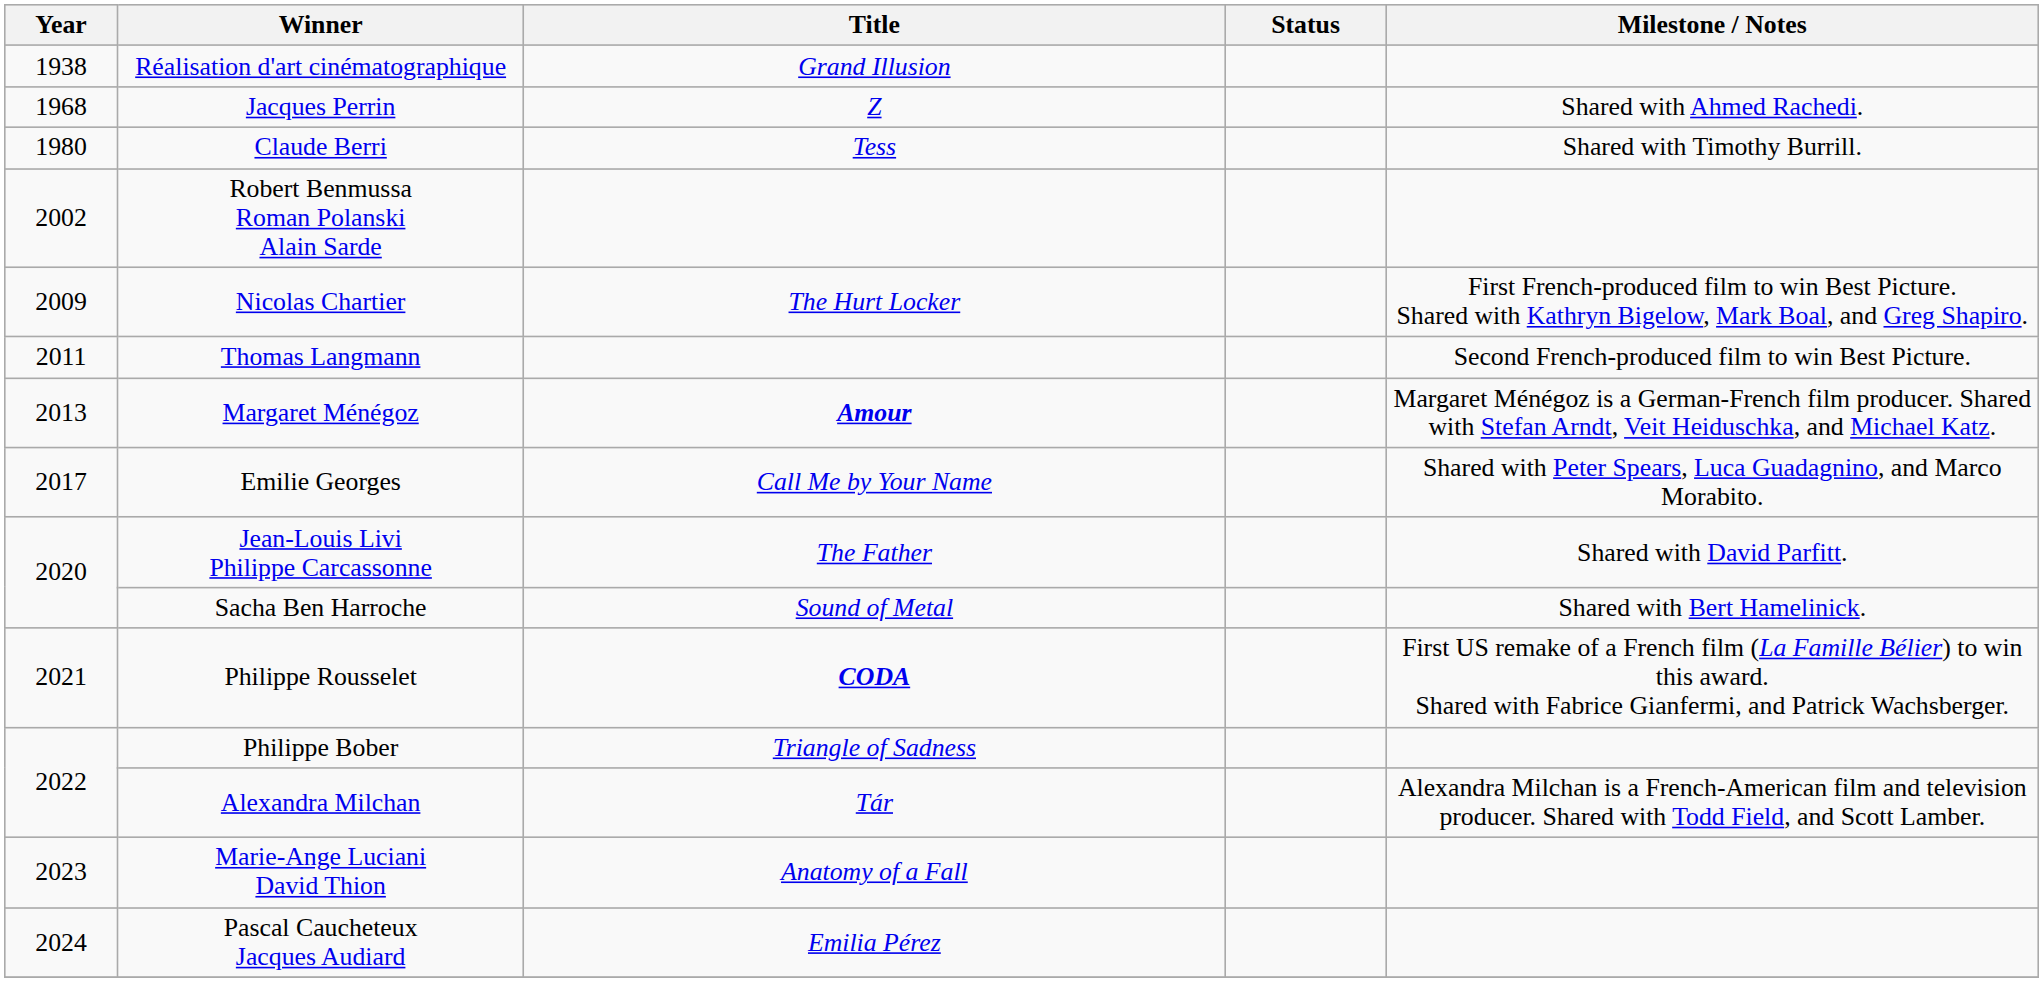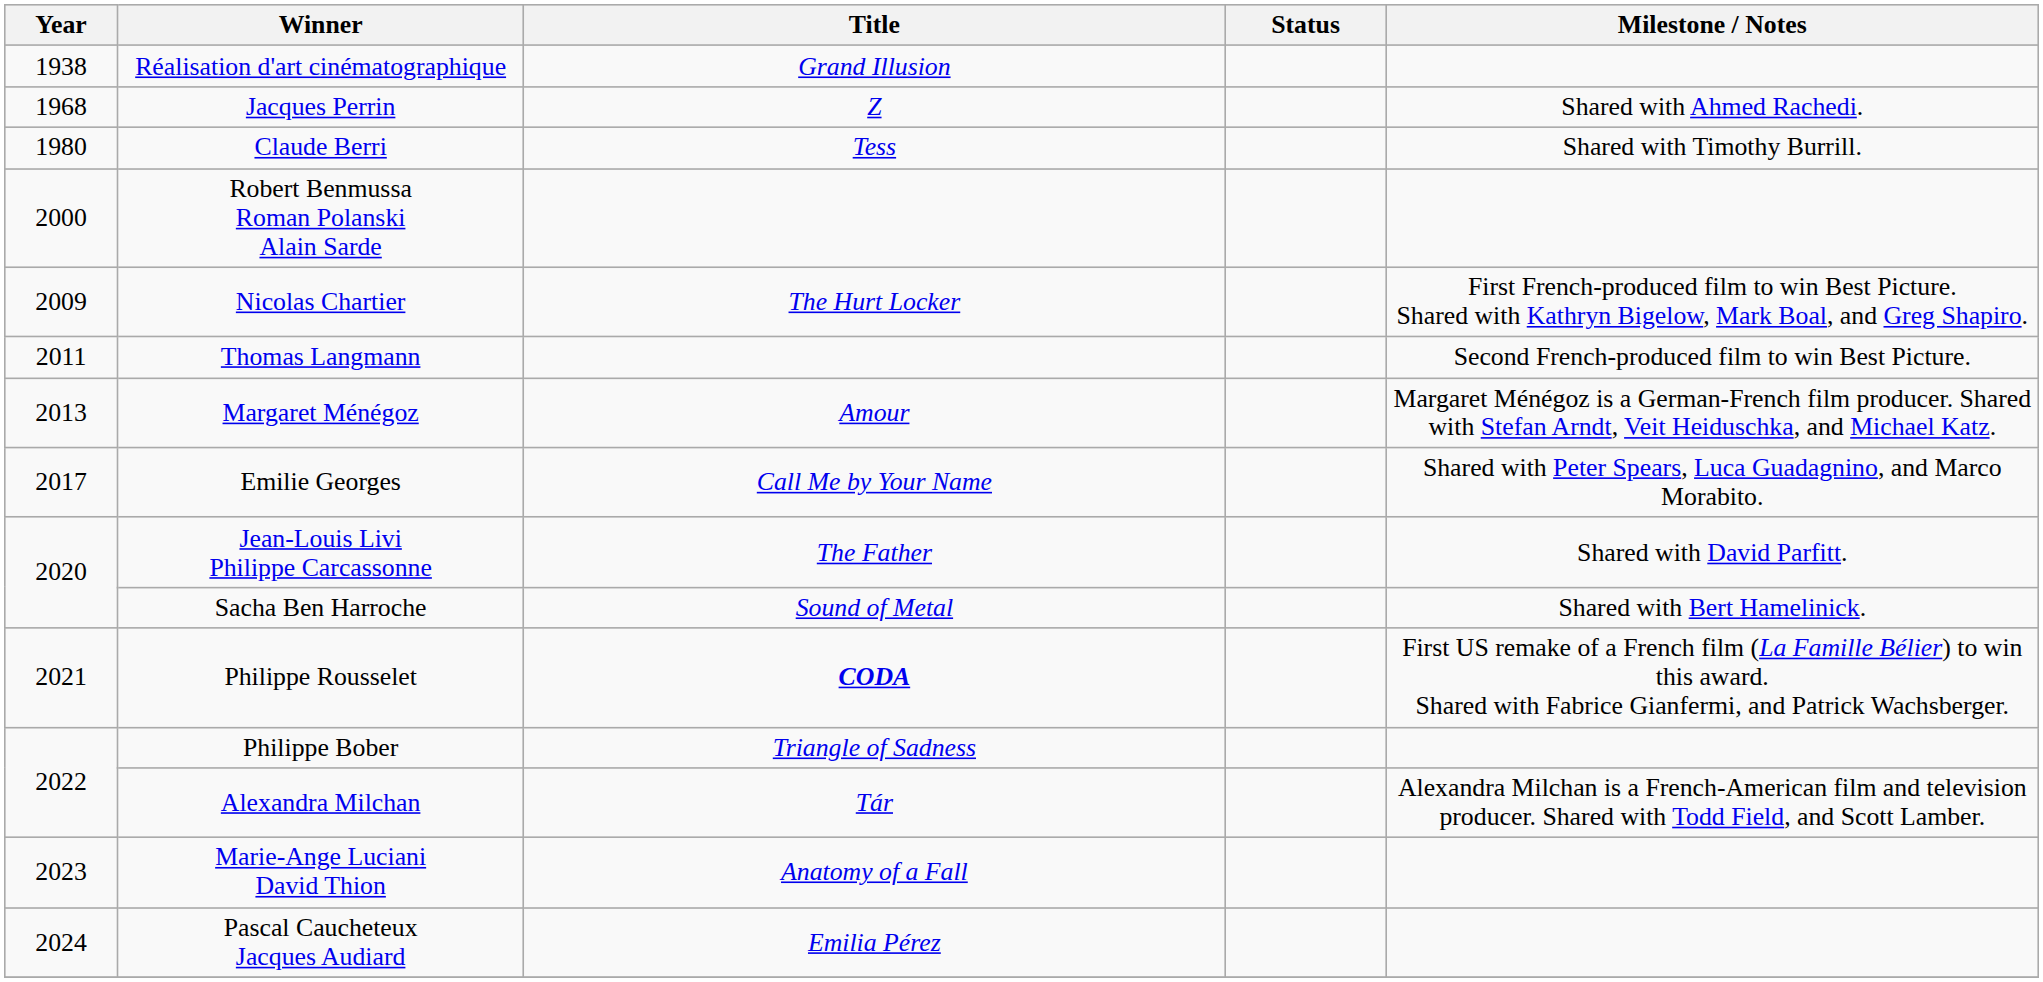(61, 217) 2002 -> (61, 217) 2000
(874, 412) bold -> (874, 412) normal
